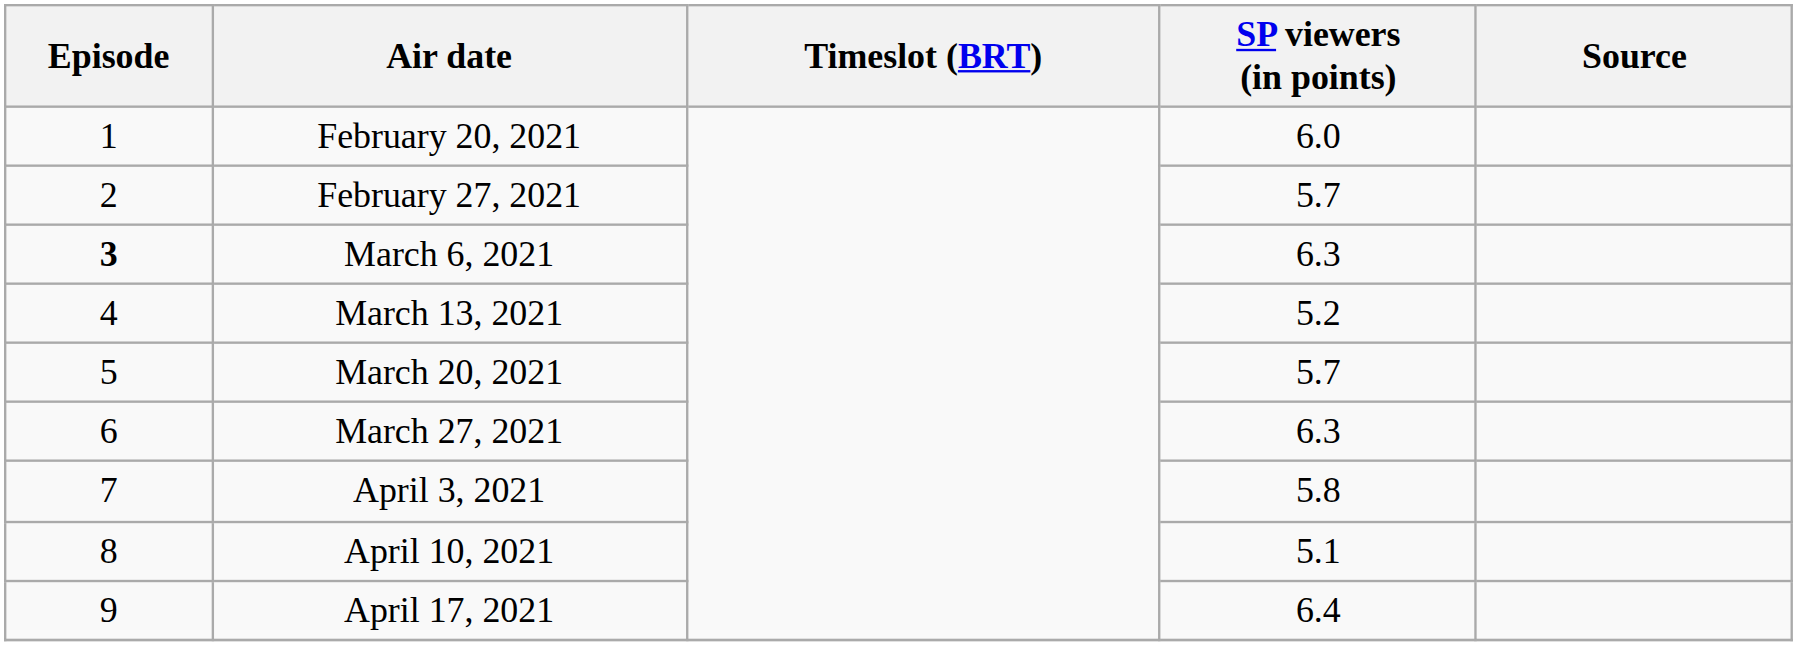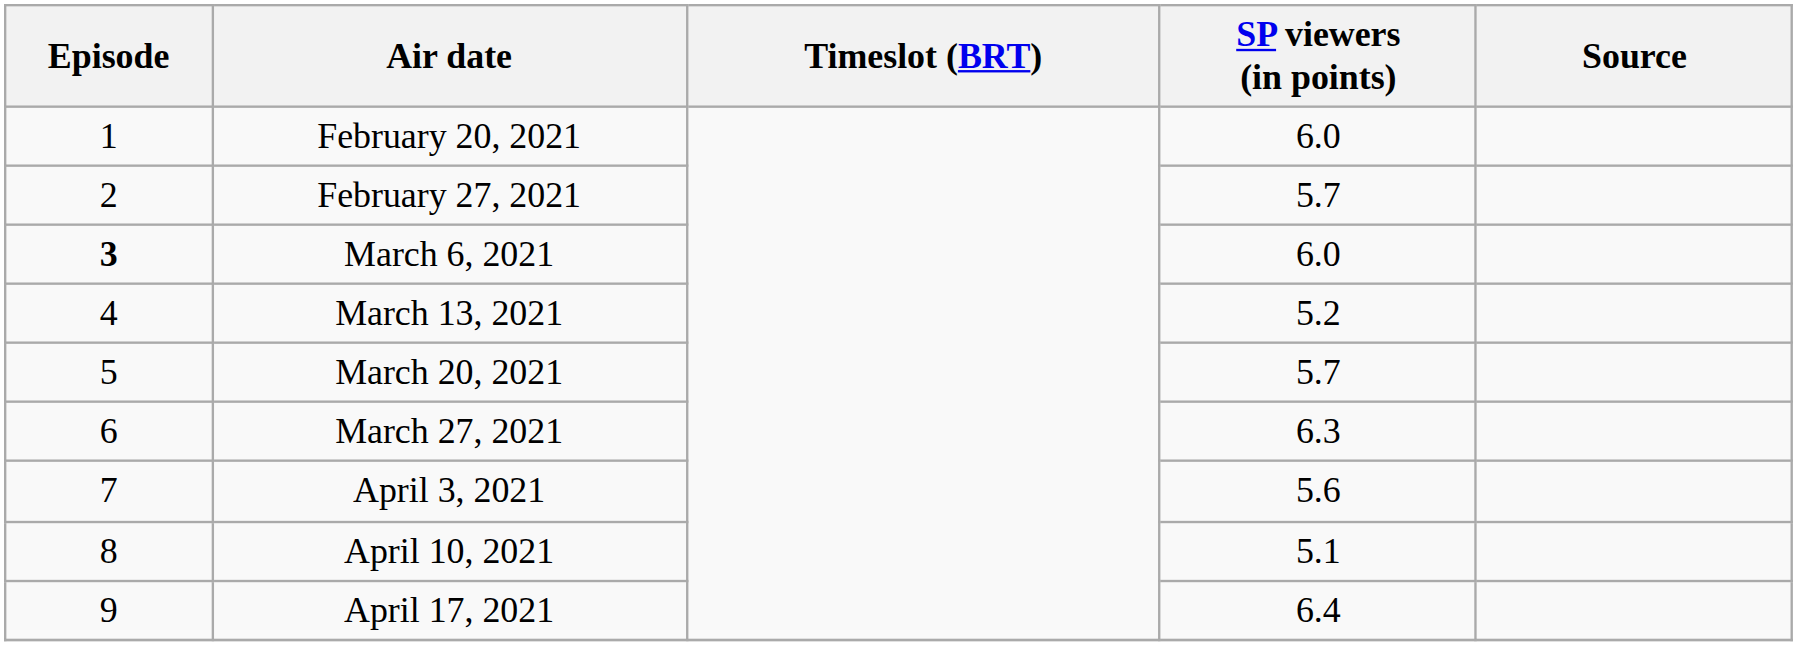(1318, 254) 6.3 -> (1318, 254) 6.0
(1318, 490) 5.8 -> (1318, 490) 5.6
